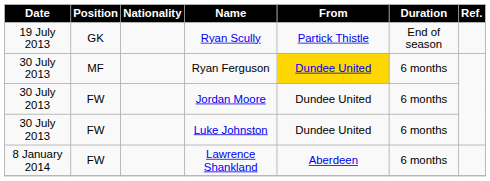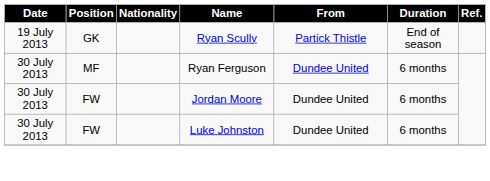(333, 69) gold background -> (331, 69) no background
- row: (231, 161)
